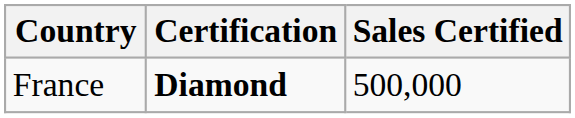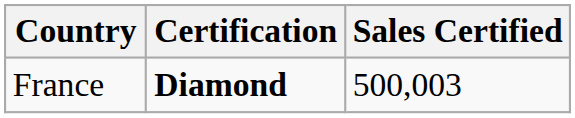(407, 84) 500,000 -> (407, 84) 500,003
